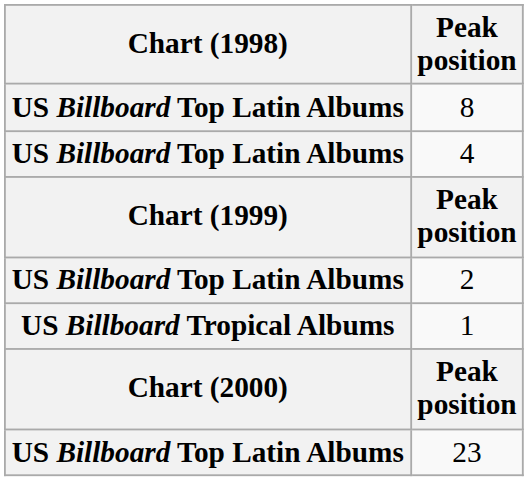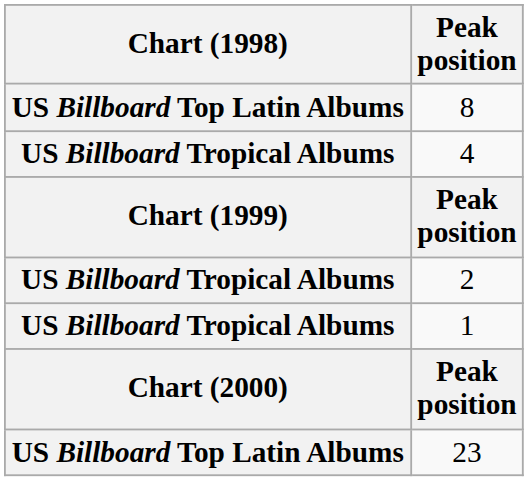(208, 153) US Billboard Top Latin Albums -> (208, 153) US Billboard Tropical Albums
(208, 279) US Billboard Top Latin Albums -> (208, 279) US Billboard Tropical Albums
